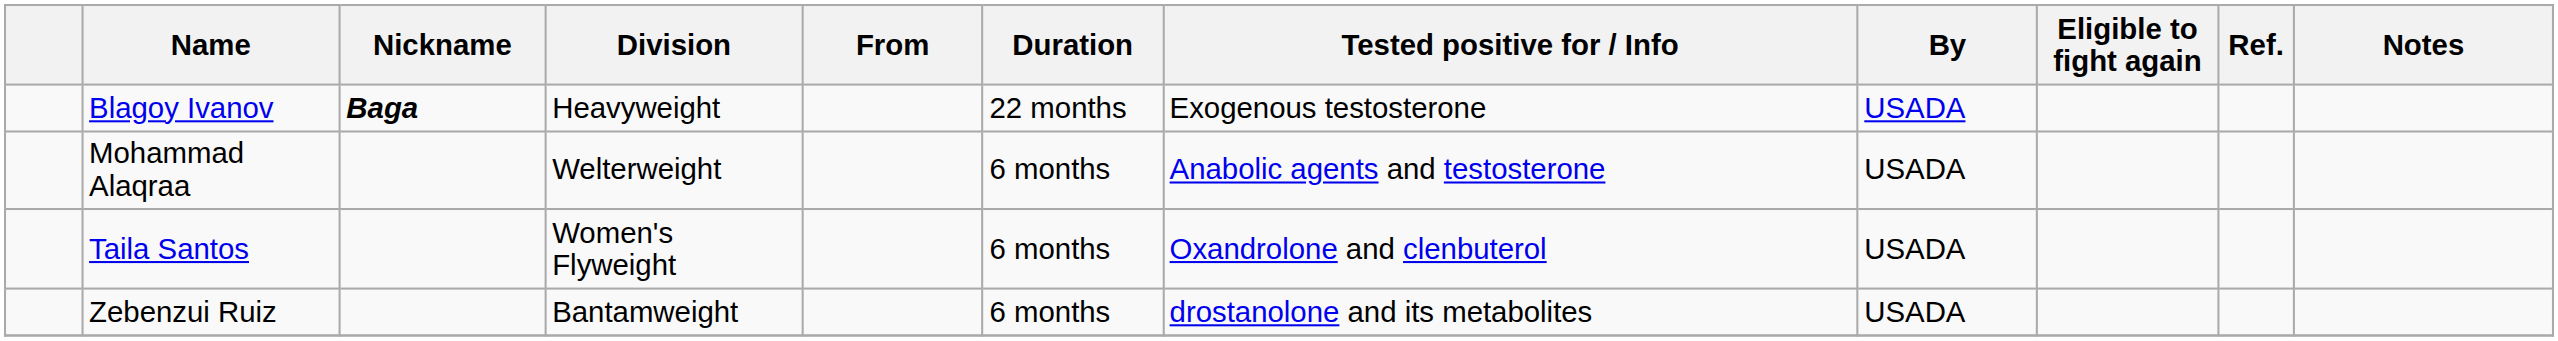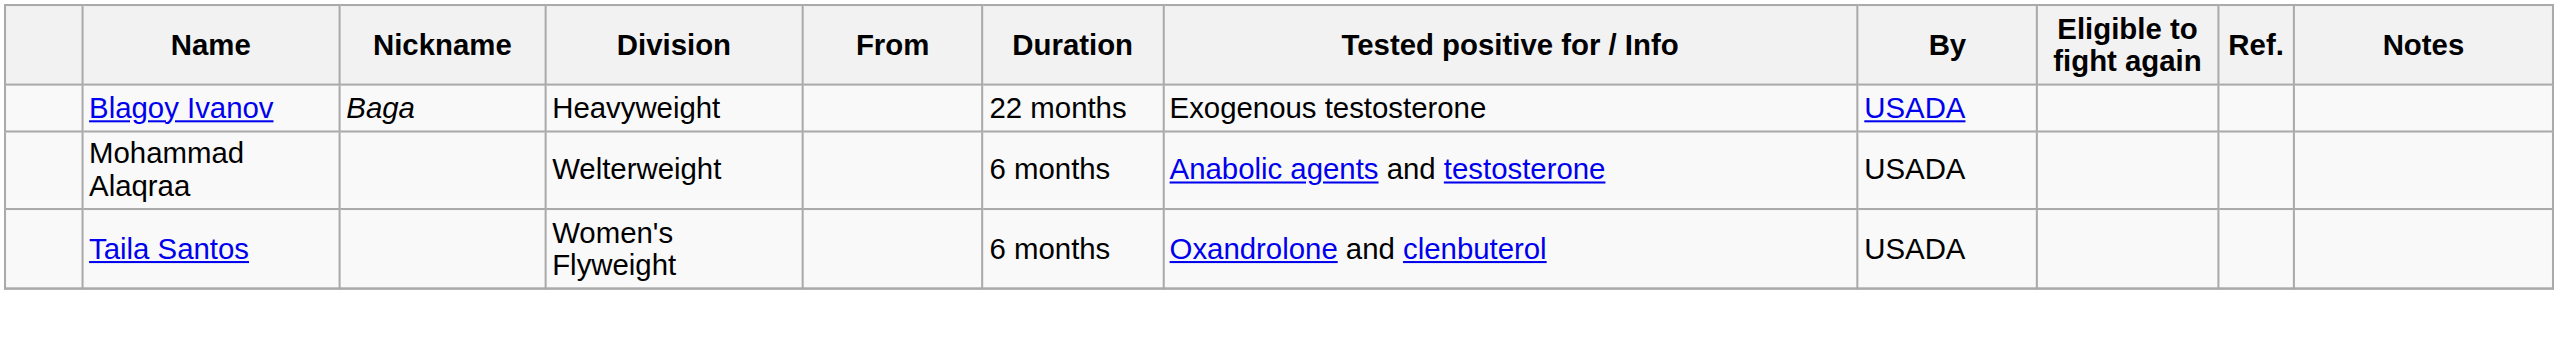(382, 108) bold -> (381, 108) normal
- row: (183, 312)
